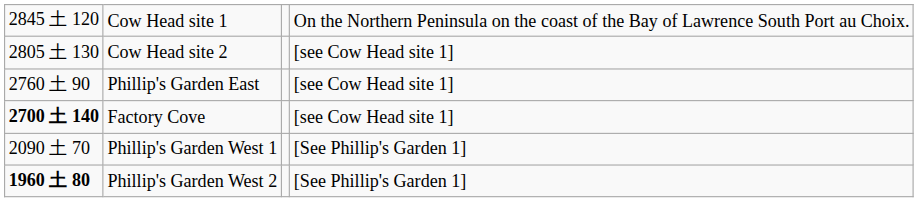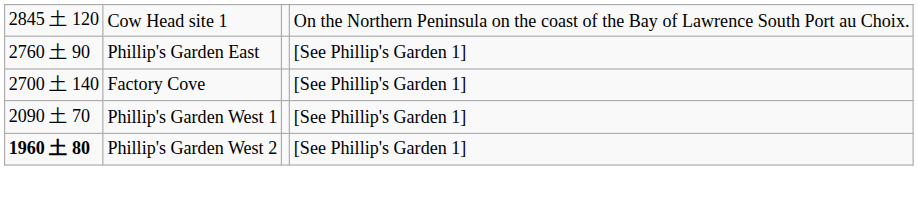- row: (167, 52)
(374, 84) [see Cow Head site 1] -> (380, 52) [See Phillip's Garden 1]
(54, 116) bold -> (54, 84) normal
(374, 116) [see Cow Head site 1] -> (380, 84) [See Phillip's Garden 1]
